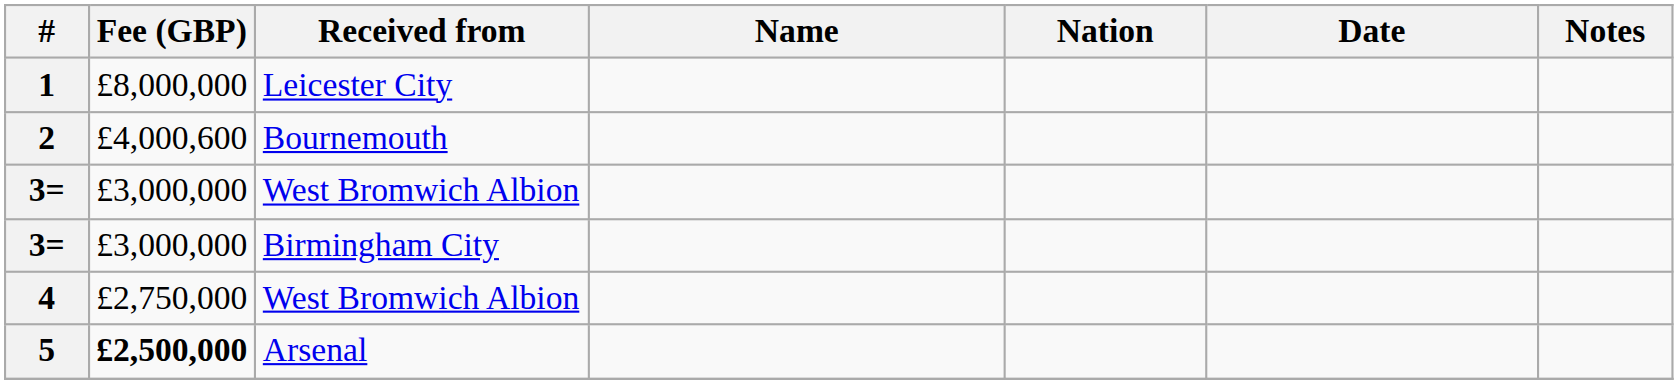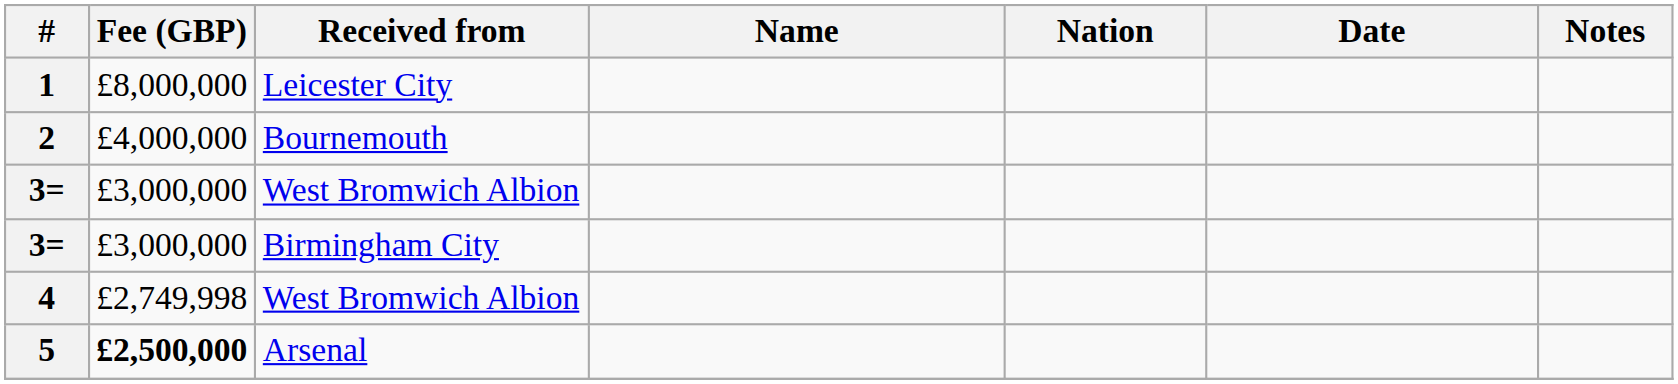(172, 137) £4,000,600 -> (172, 137) £4,000,000
(172, 297) £2,750,000 -> (172, 297) £2,749,998
